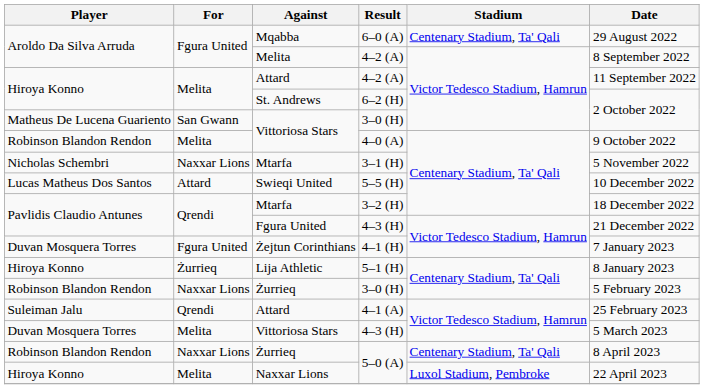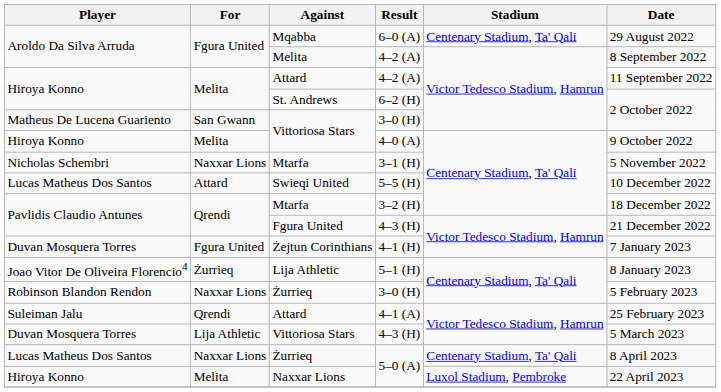(79, 141) Robinson Blandon Rendon -> (46, 141) Hiroya Konno
(46, 267) Hiroya Konno -> (97, 269) Joao Vitor De Oliveira Florencio4
(194, 330) Melita -> (227, 334) Lija Athletic
(79, 352) Robinson Blandon Rendon -> (80, 355) Lucas Matheus Dos Santos
